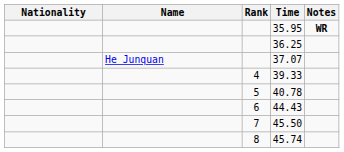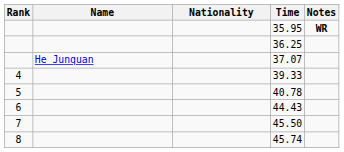columns swapped: (256, 12) <-> (54, 12)
